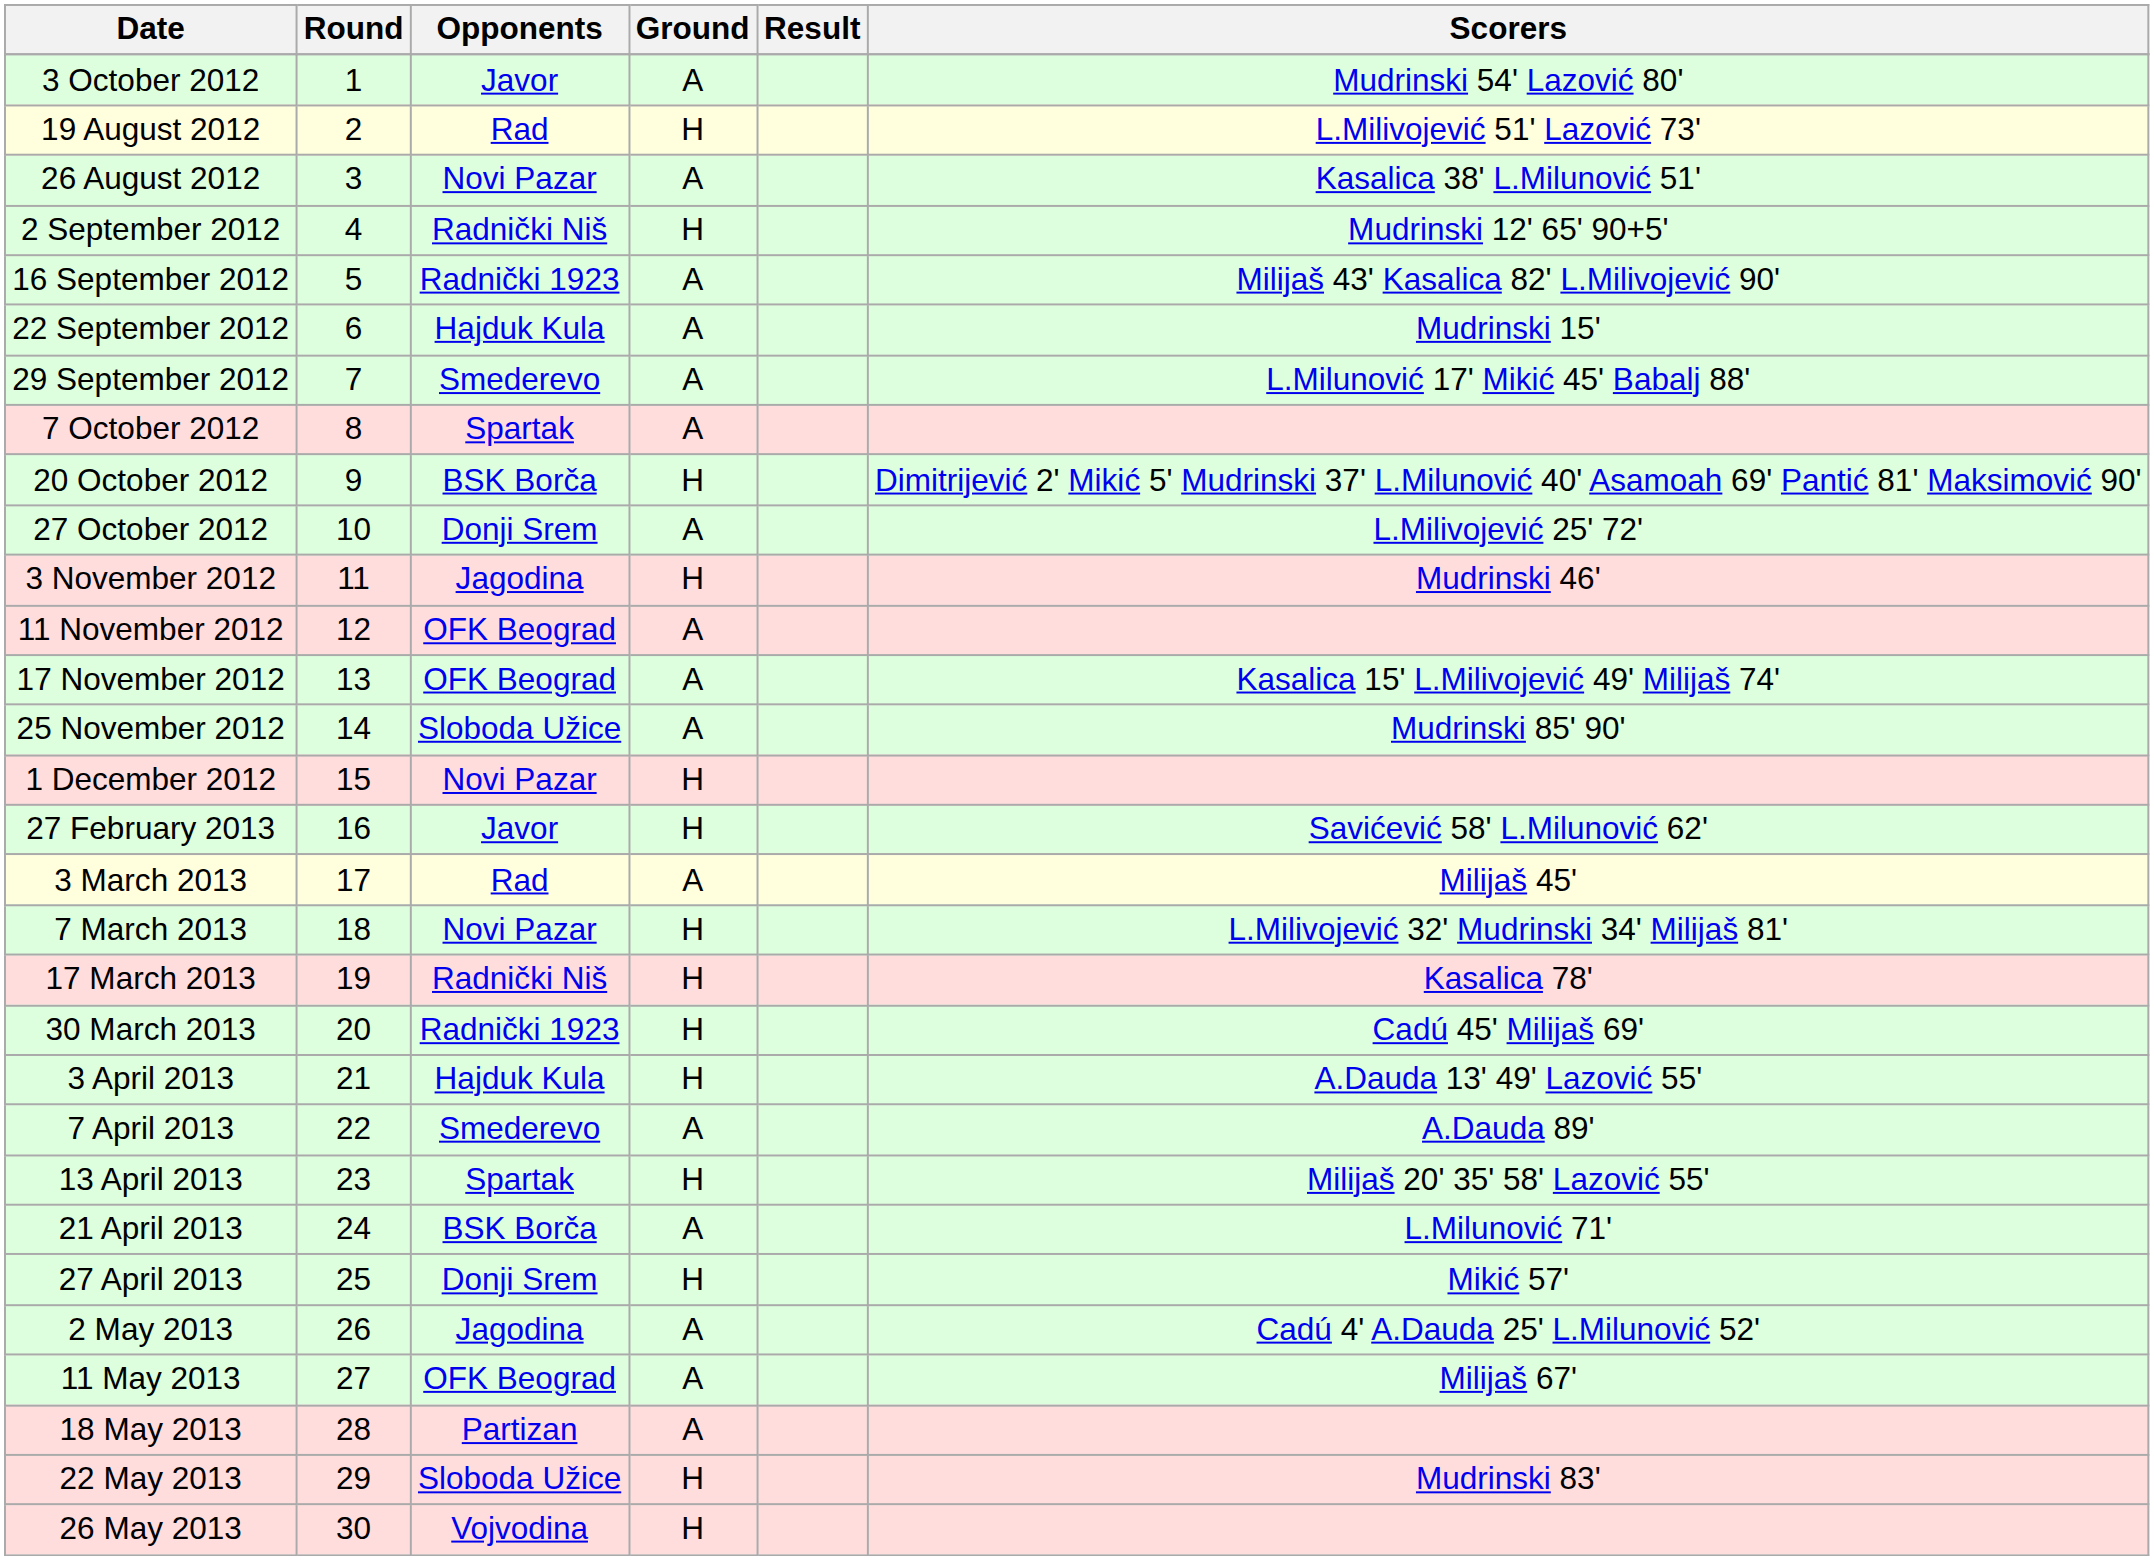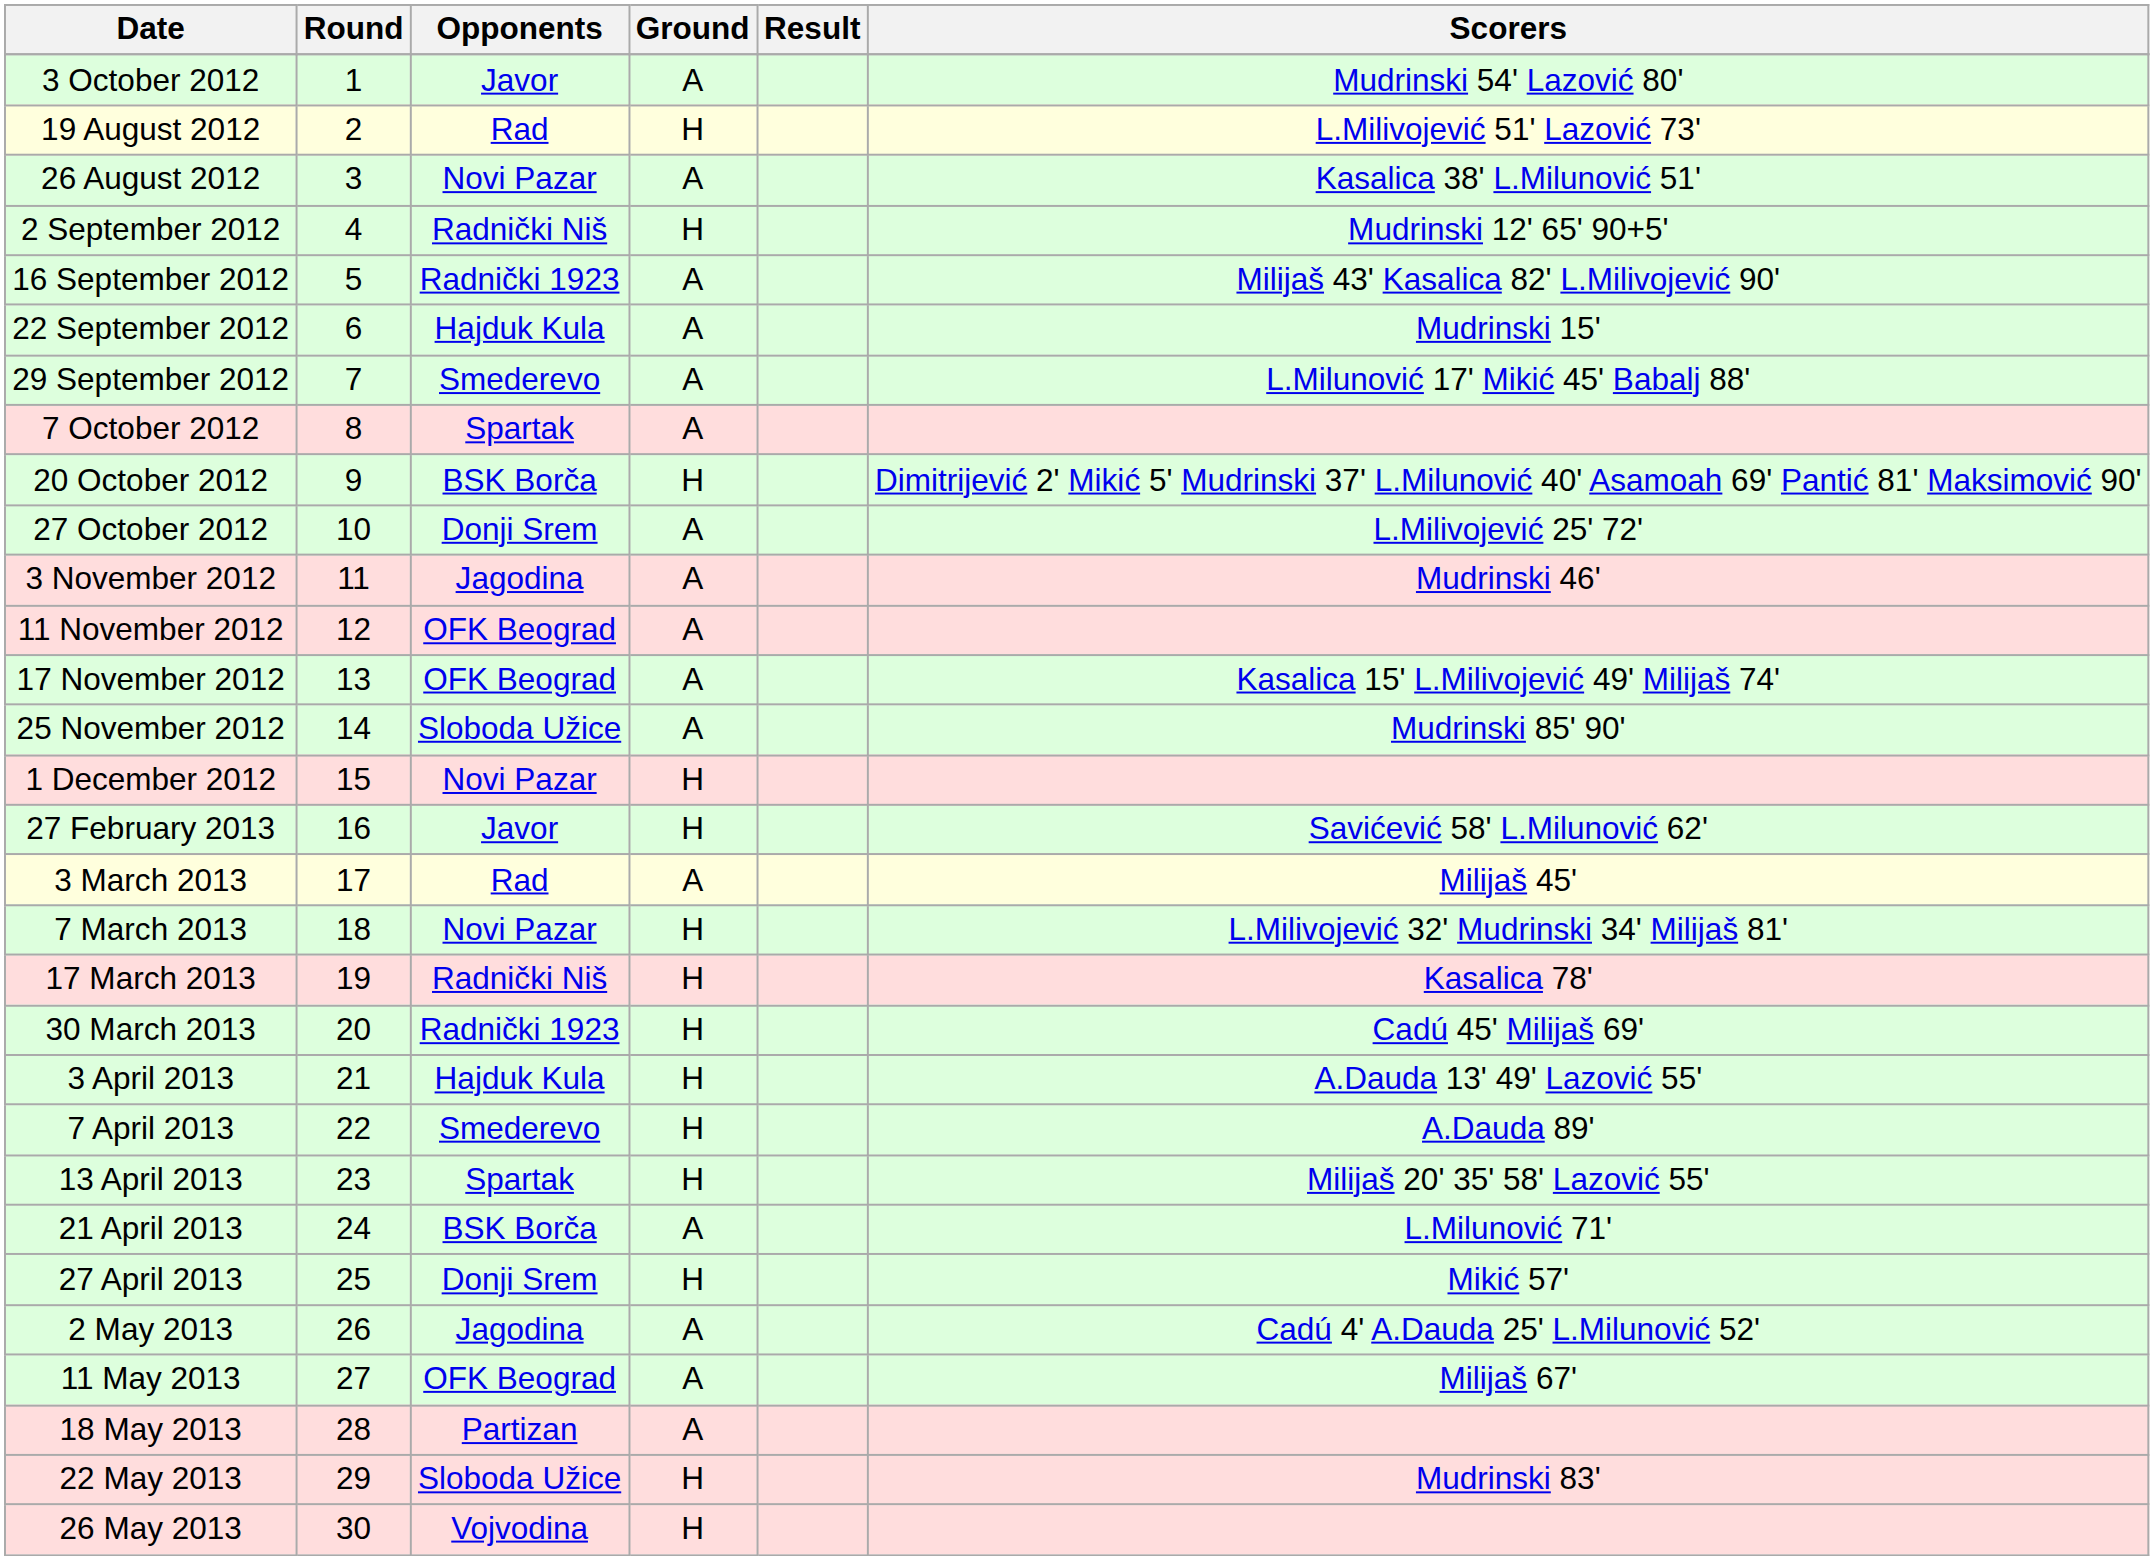(693, 579) H -> (693, 579) A
(693, 1129) A -> (693, 1129) H
